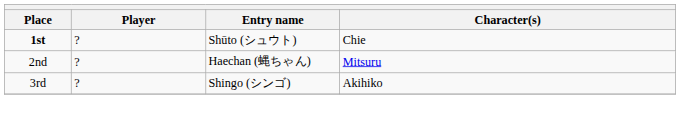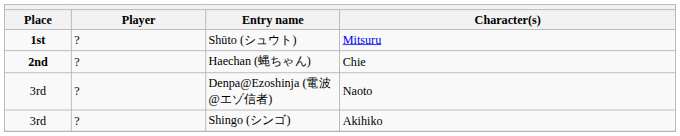(354, 40) Chie -> (362, 40) Mitsuru
(38, 61) normal -> (38, 61) bold
(362, 61) Mitsuru -> (354, 61) Chie
+ row: (270, 90)
